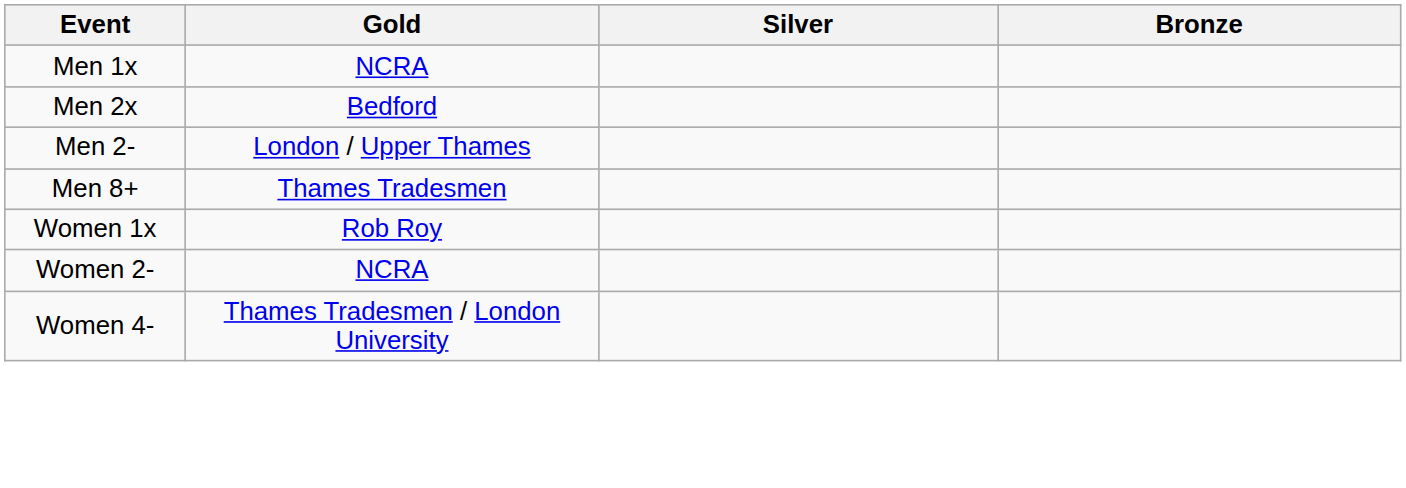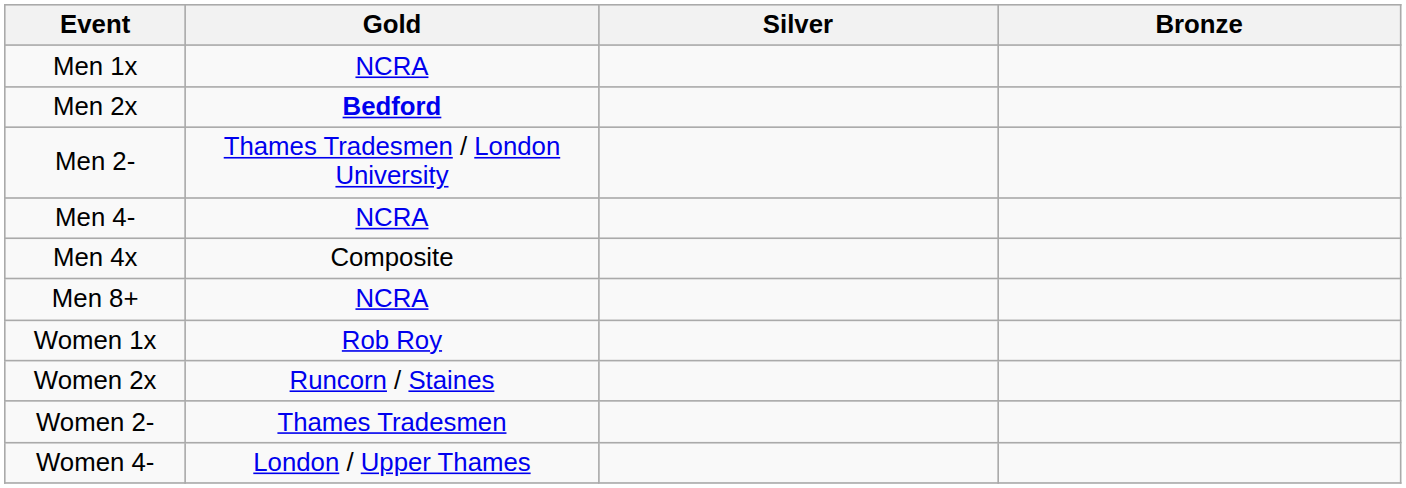(392, 106) normal -> (392, 106) bold
(392, 147) London / Upper Thames -> (392, 161) Thames Tradesmen / London University
+ row: (95, 217)
+ row: (95, 258)
(392, 188) Thames Tradesmen -> (392, 299) NCRA
+ row: (95, 380)
(392, 270) NCRA -> (392, 421) Thames Tradesmen
(392, 325) Thames Tradesmen / London University -> (392, 462) London / Upper Thames
